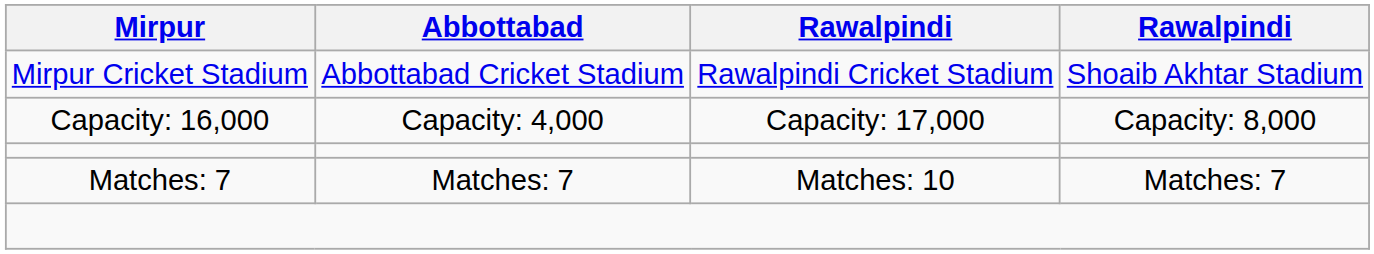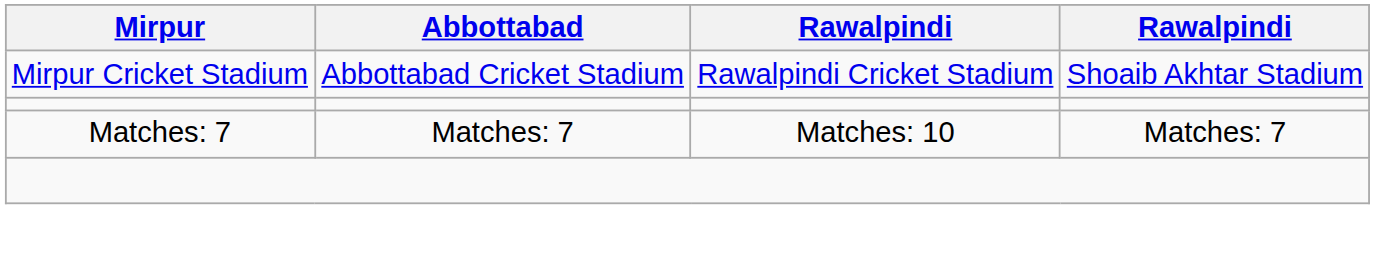- row: (160, 119)
